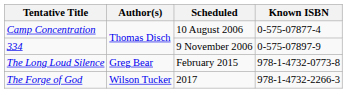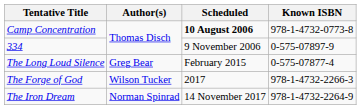(210, 29) normal -> (219, 29) bold
(289, 29) 0-575-07877-4 -> (312, 29) 978-1-4732-0773-8
(299, 63) 978-1-4732-0773-8 -> (302, 63) 0-575-07877-4
+ row: (41, 96)
